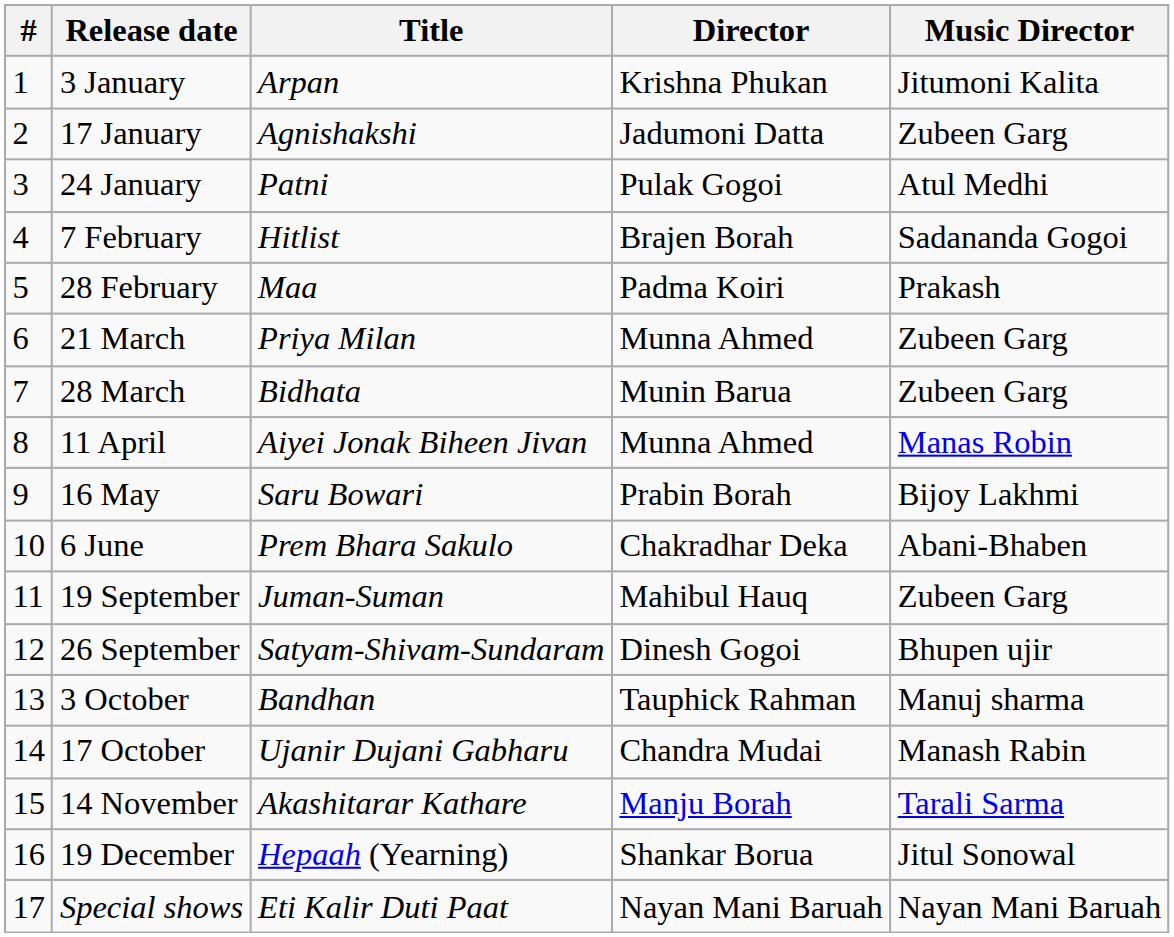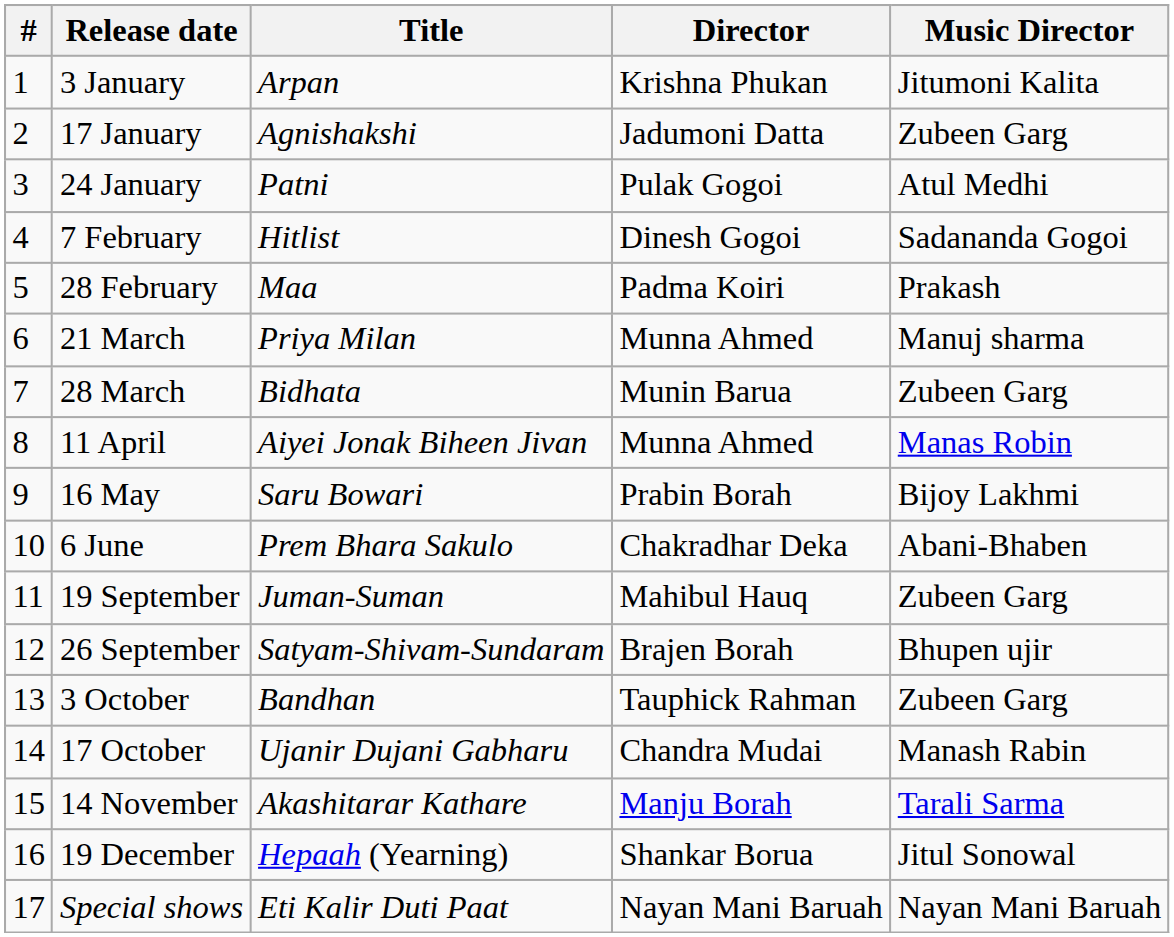(706, 236) Brajen Borah -> (710, 236) Dinesh Gogoi
(983, 339) Zubeen Garg -> (991, 339) Manuj sharma
(710, 648) Dinesh Gogoi -> (706, 648) Brajen Borah
(991, 699) Manuj sharma -> (983, 699) Zubeen Garg
